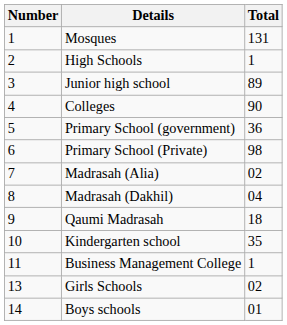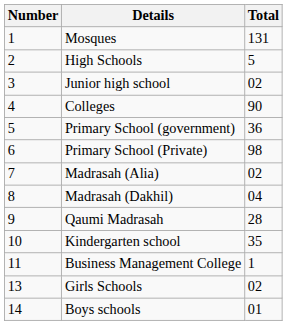(251, 60) 1 -> (251, 60) 5
(255, 83) 89 -> (255, 83) 02
(255, 219) 18 -> (255, 219) 28
